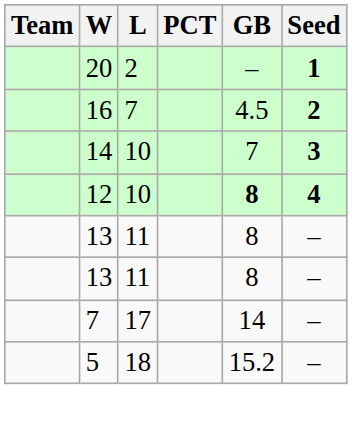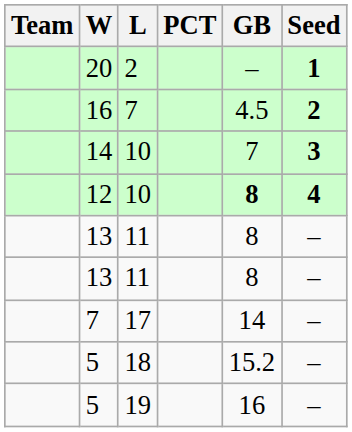+ row: (92, 404)
